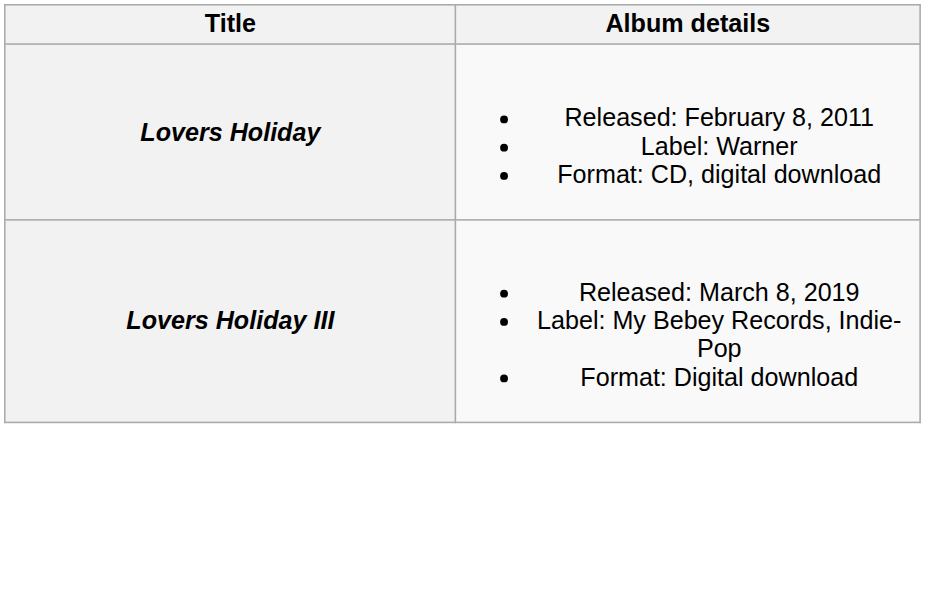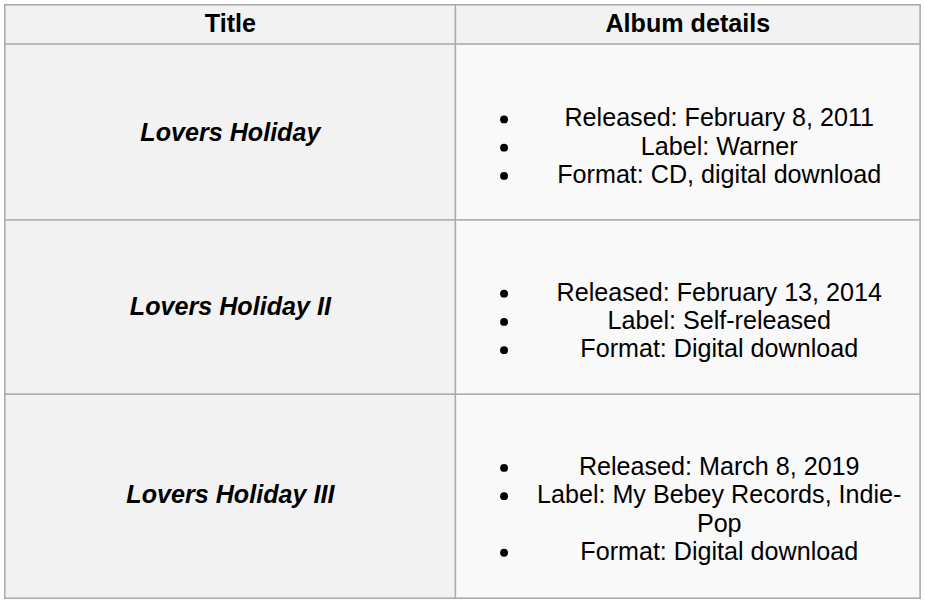+ row: (230, 306)
